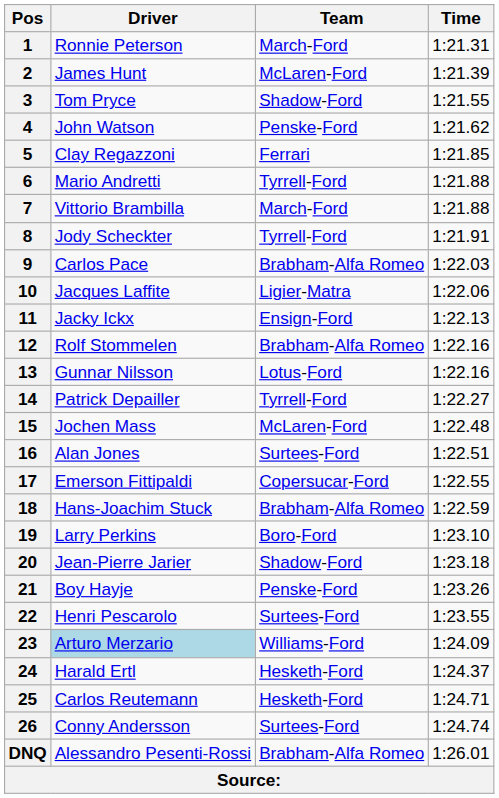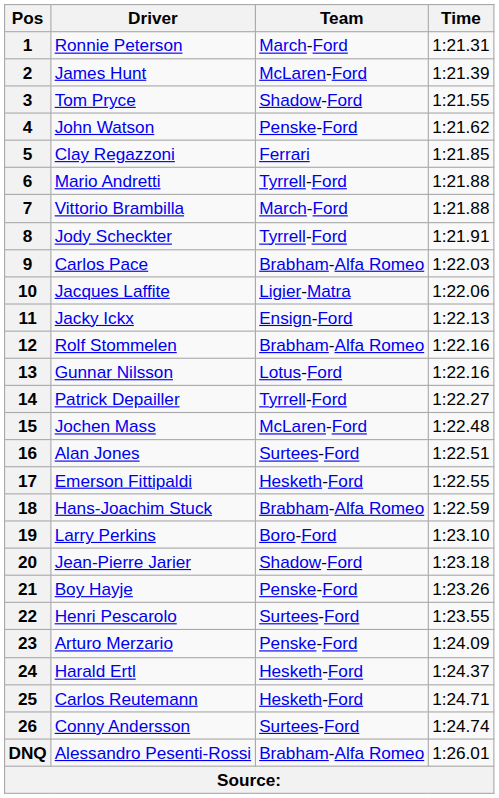(324, 481) Copersucar-Ford -> (311, 481) Hesketh-Ford
(114, 644) lightblue background -> (114, 644) no background
(312, 644) Williams-Ford -> (308, 644) Penske-Ford
